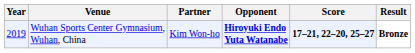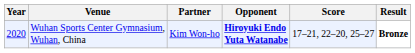(16, 34) 2019 -> (16, 34) 2020
(333, 34) bold -> (333, 34) normal
